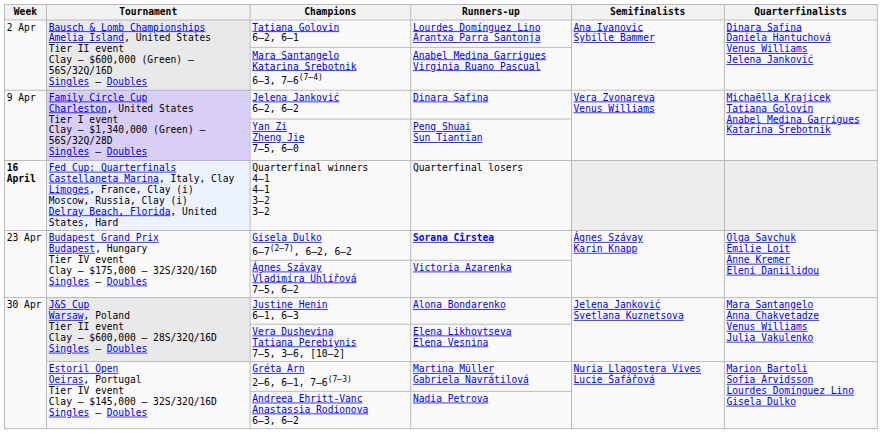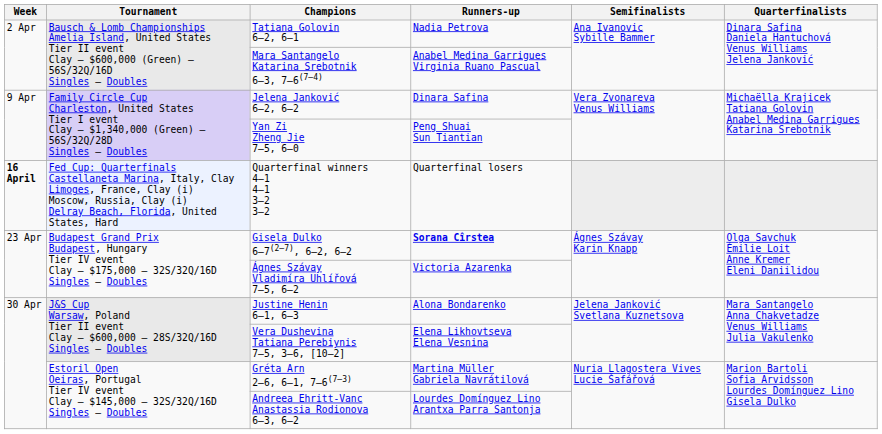(477, 34) Lourdes Domínguez Lino Arantxa Parra Santonja -> (451, 28) Nadia Petrova
(451, 399) Nadia Petrova -> (477, 405) Lourdes Domínguez Lino Arantxa Parra Santonja
